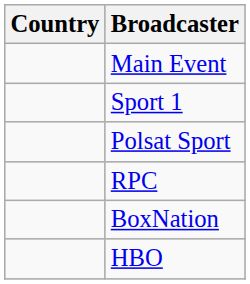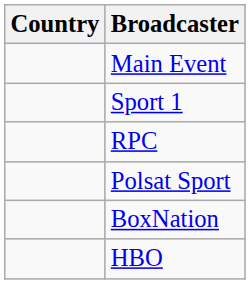rows swapped: (134, 180) <-> (171, 141)
